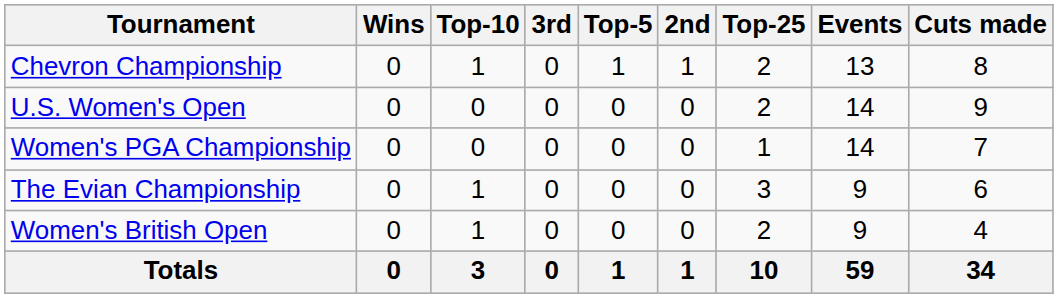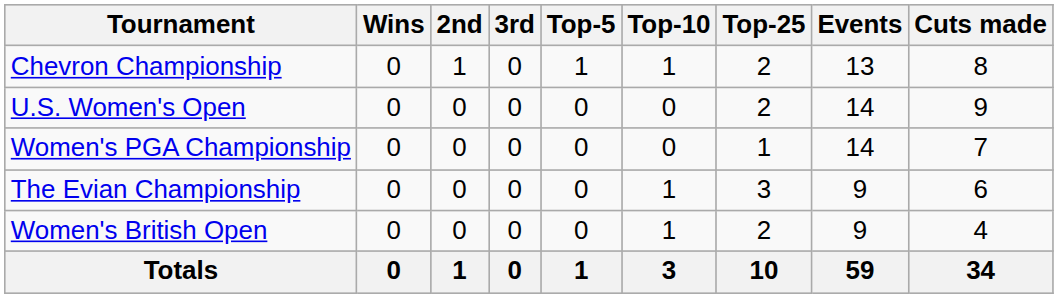columns swapped: (687, 25) <-> (478, 25)
